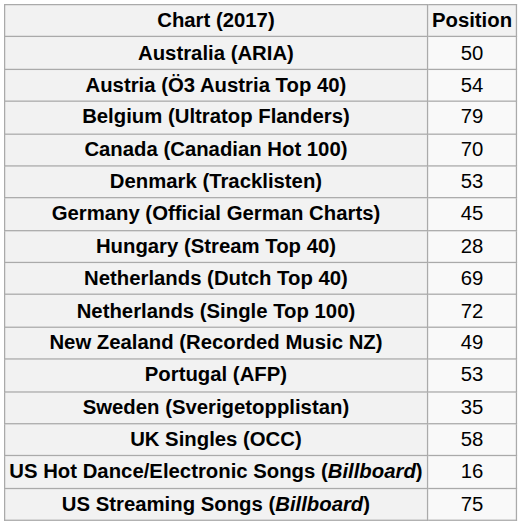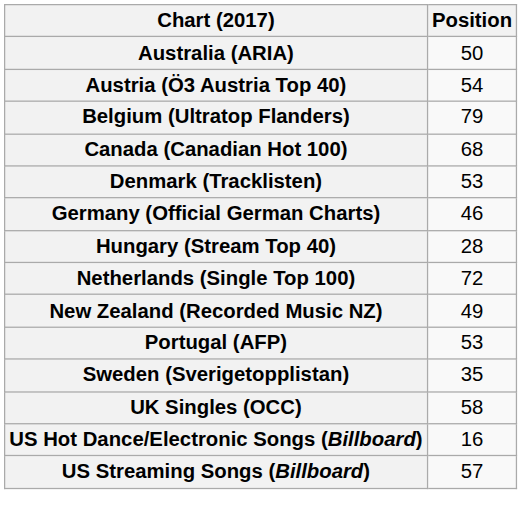(472, 149) 70 -> (472, 149) 68
(472, 213) 45 -> (472, 213) 46
- row: (216, 278)
(472, 504) 75 -> (472, 471) 57
